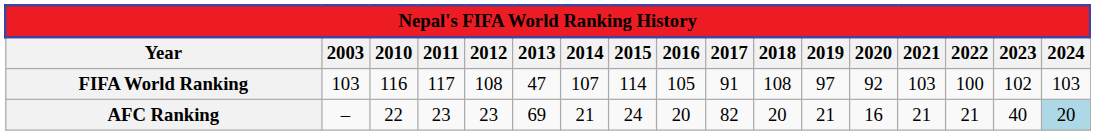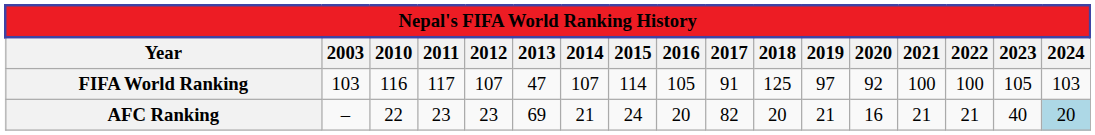(489, 84) 108 -> (489, 84) 107
(777, 84) 108 -> (777, 84) 125
(922, 84) 103 -> (922, 84) 100
(1018, 84) 102 -> (1018, 84) 105
